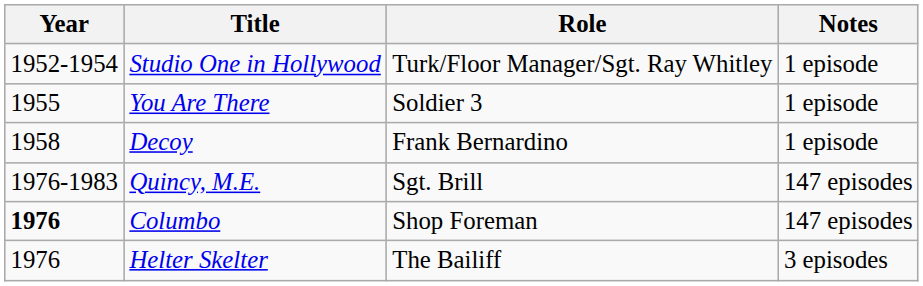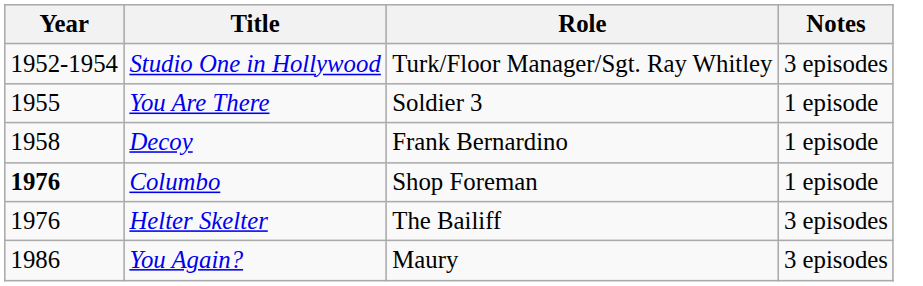(831, 63) 1 episode -> (836, 63) 3 episodes
- row: (195, 181)
(848, 220) 147 episodes -> (831, 181) 1 episode
+ row: (186, 260)
